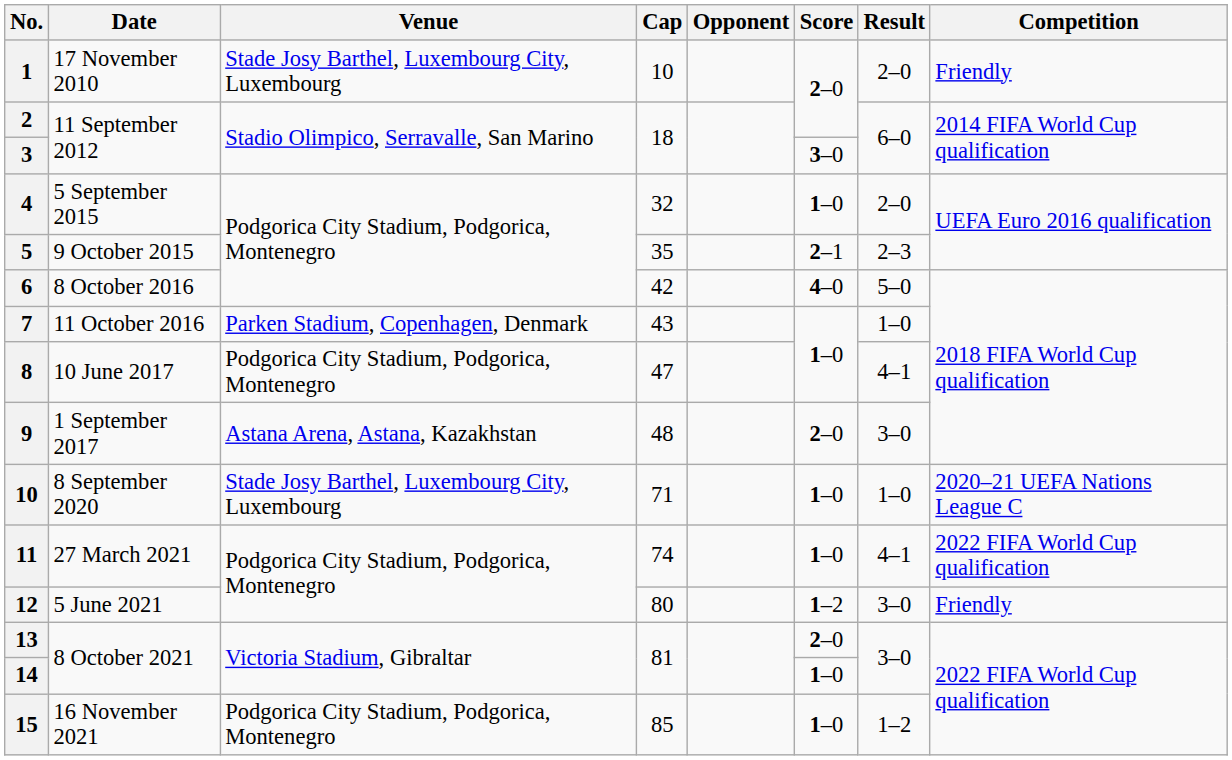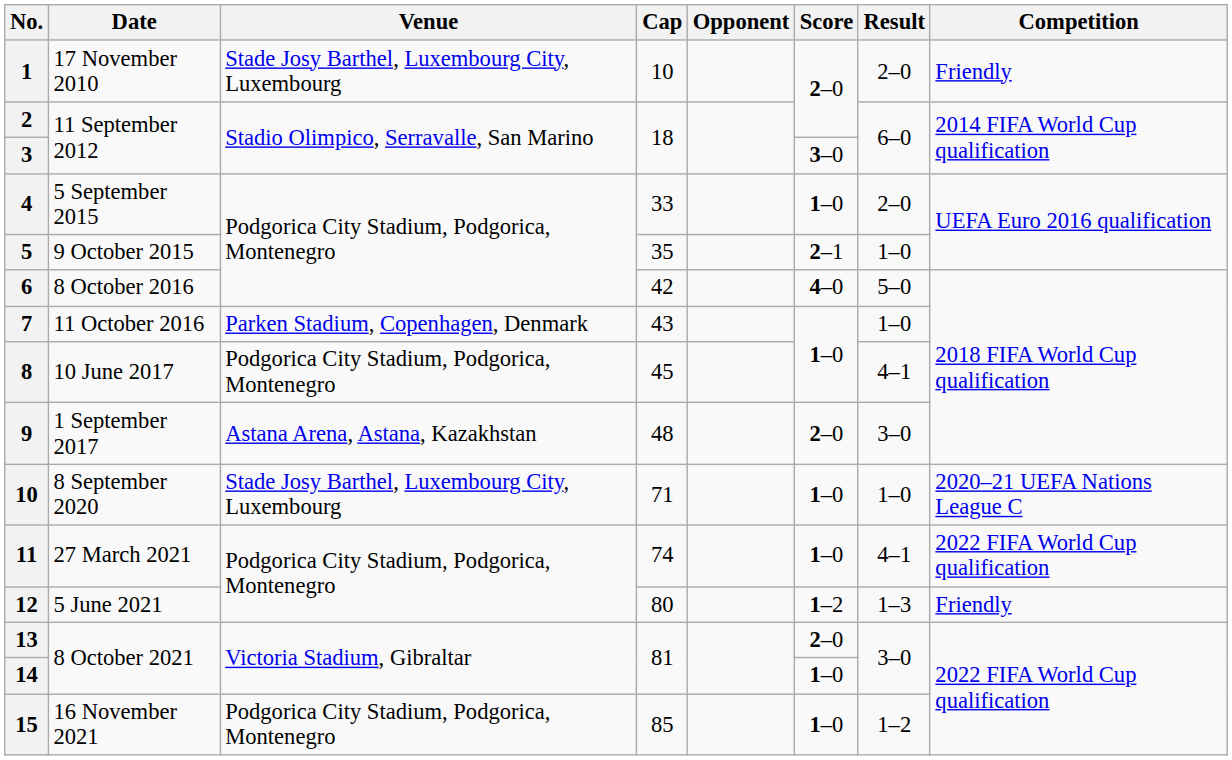(662, 203) 32 -> (662, 203) 33
(894, 252) 2–3 -> (894, 252) 1–0
(662, 372) 47 -> (662, 372) 45
(894, 604) 3–0 -> (894, 604) 1–3
